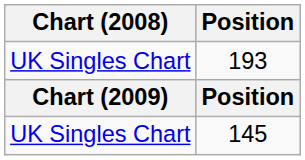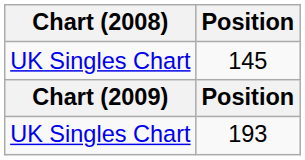rows swapped: (248, 135) <-> (248, 60)
